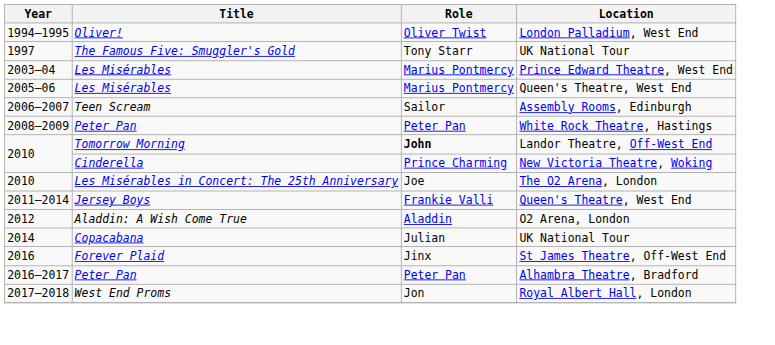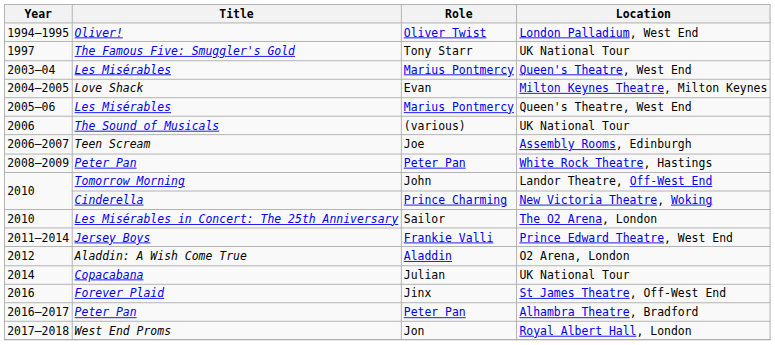(626, 70) Prince Edward Theatre, West End -> (606, 70) Queen's Theatre, West End
+ row: (38, 88)
+ row: (21, 126)
(424, 107) Sailor -> (414, 144) Joe
(418, 144) bold -> (418, 182) normal
(414, 182) Joe -> (424, 219) Sailor
(606, 200) Queen's Theatre, West End -> (626, 238) Prince Edward Theatre, West End
